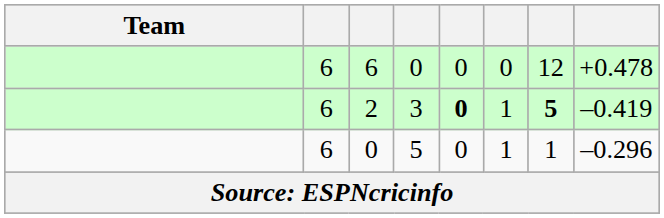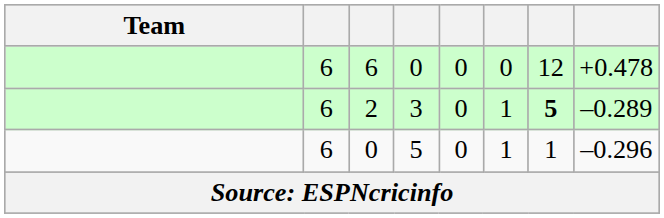(461, 108) bold -> (461, 108) normal
(616, 108) –0.419 -> (616, 108) –0.289
